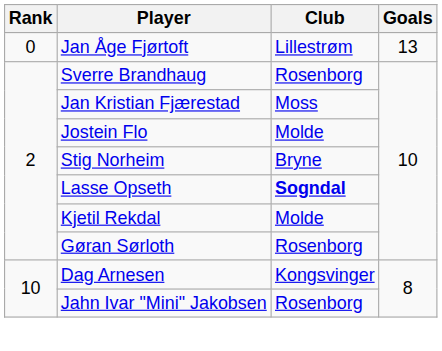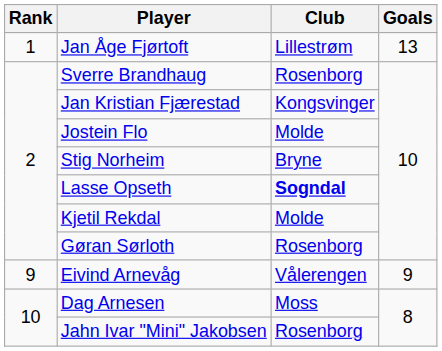(31, 47) 0 -> (31, 47) 1
(296, 103) Moss -> (325, 103) Kongsvinger
+ row: (121, 274)
(325, 274) Kongsvinger -> (296, 302) Moss
